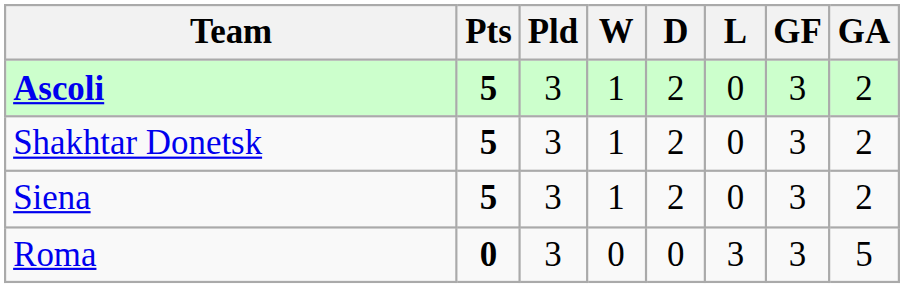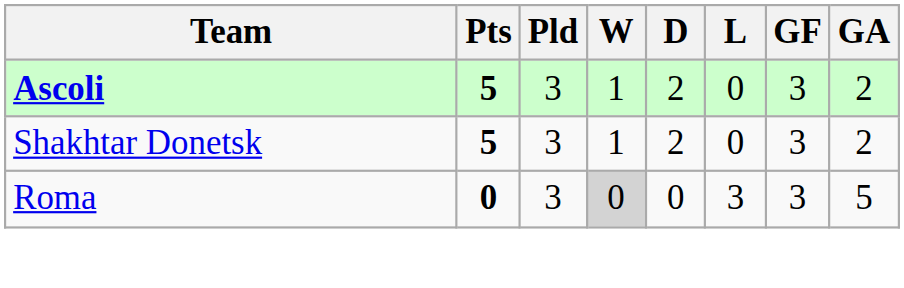- row: (52, 198)
(616, 253) no background -> (616, 198) lightgrey background
